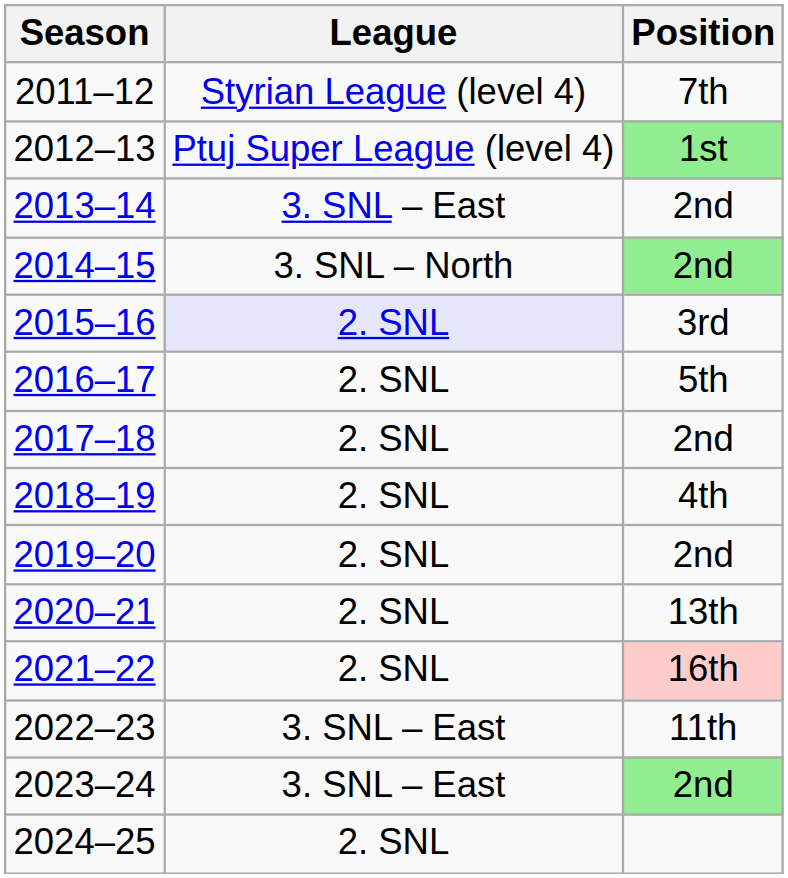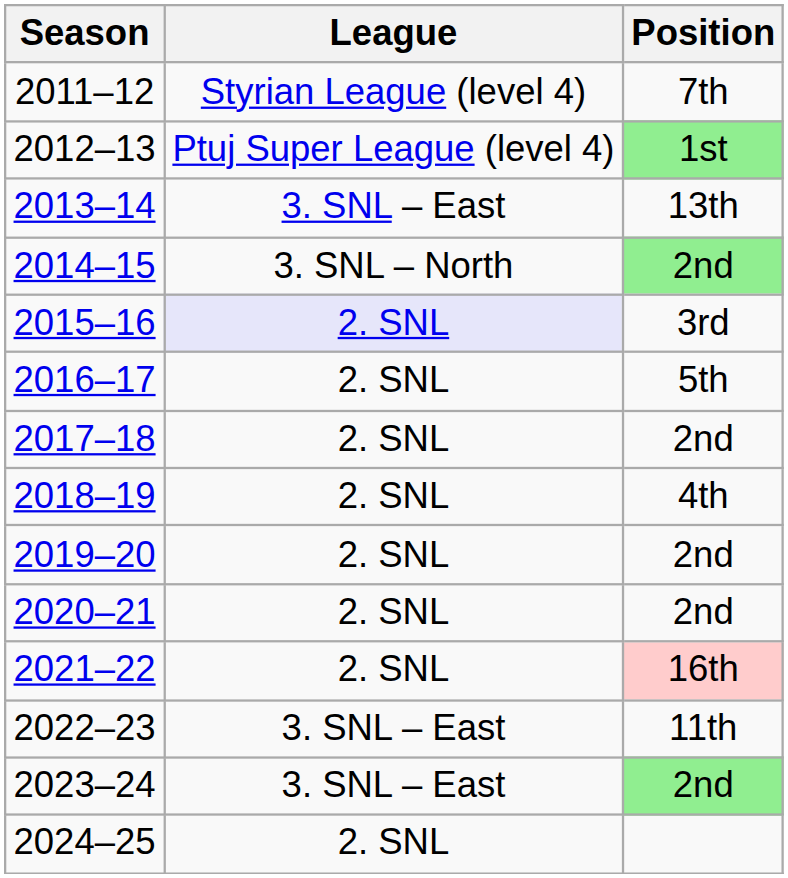(703, 206) 2nd -> (703, 206) 13th
(703, 611) 13th -> (703, 611) 2nd
